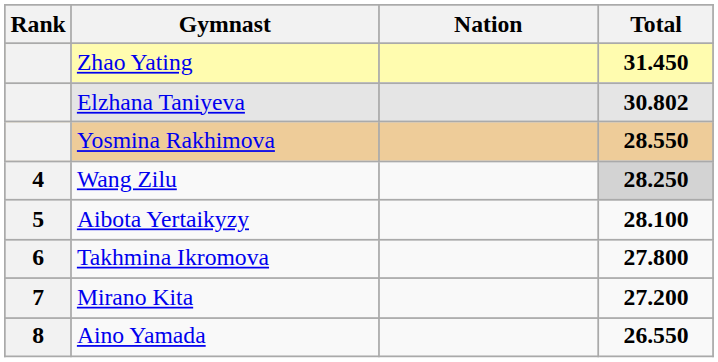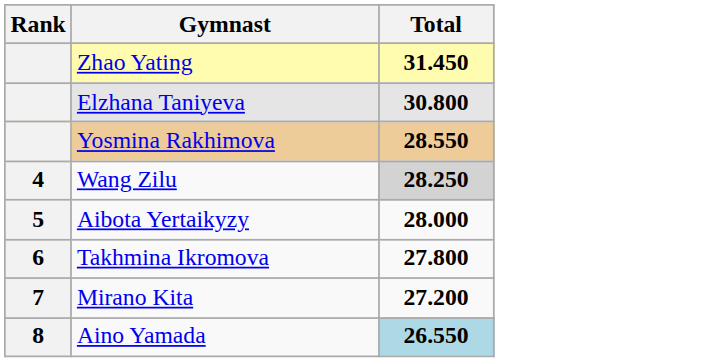- column: (488, 23)
(656, 101) 30.802 -> (436, 101) 30.800
(656, 218) 28.100 -> (436, 218) 28.000
(656, 335) no background -> (436, 335) lightblue background
